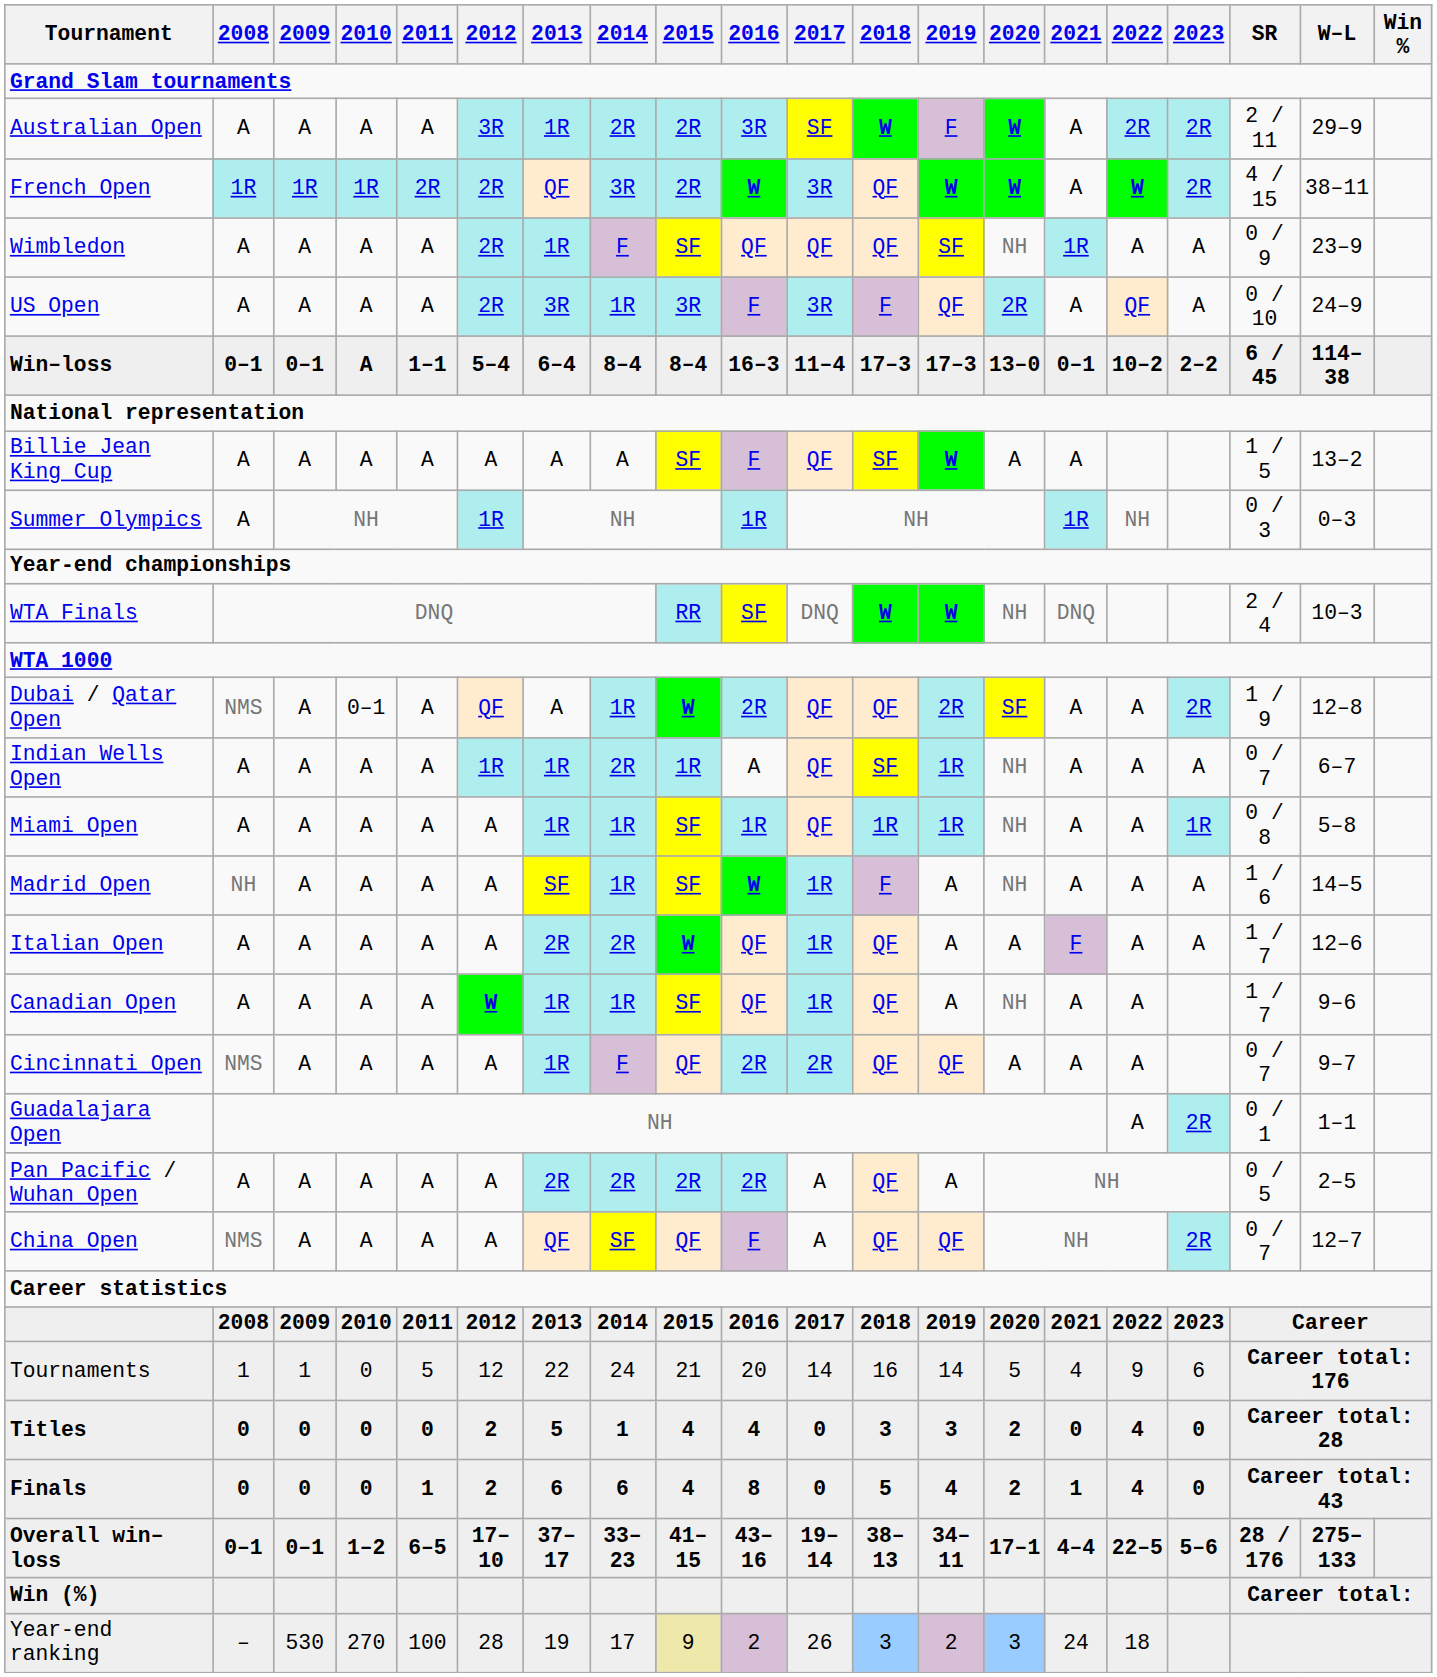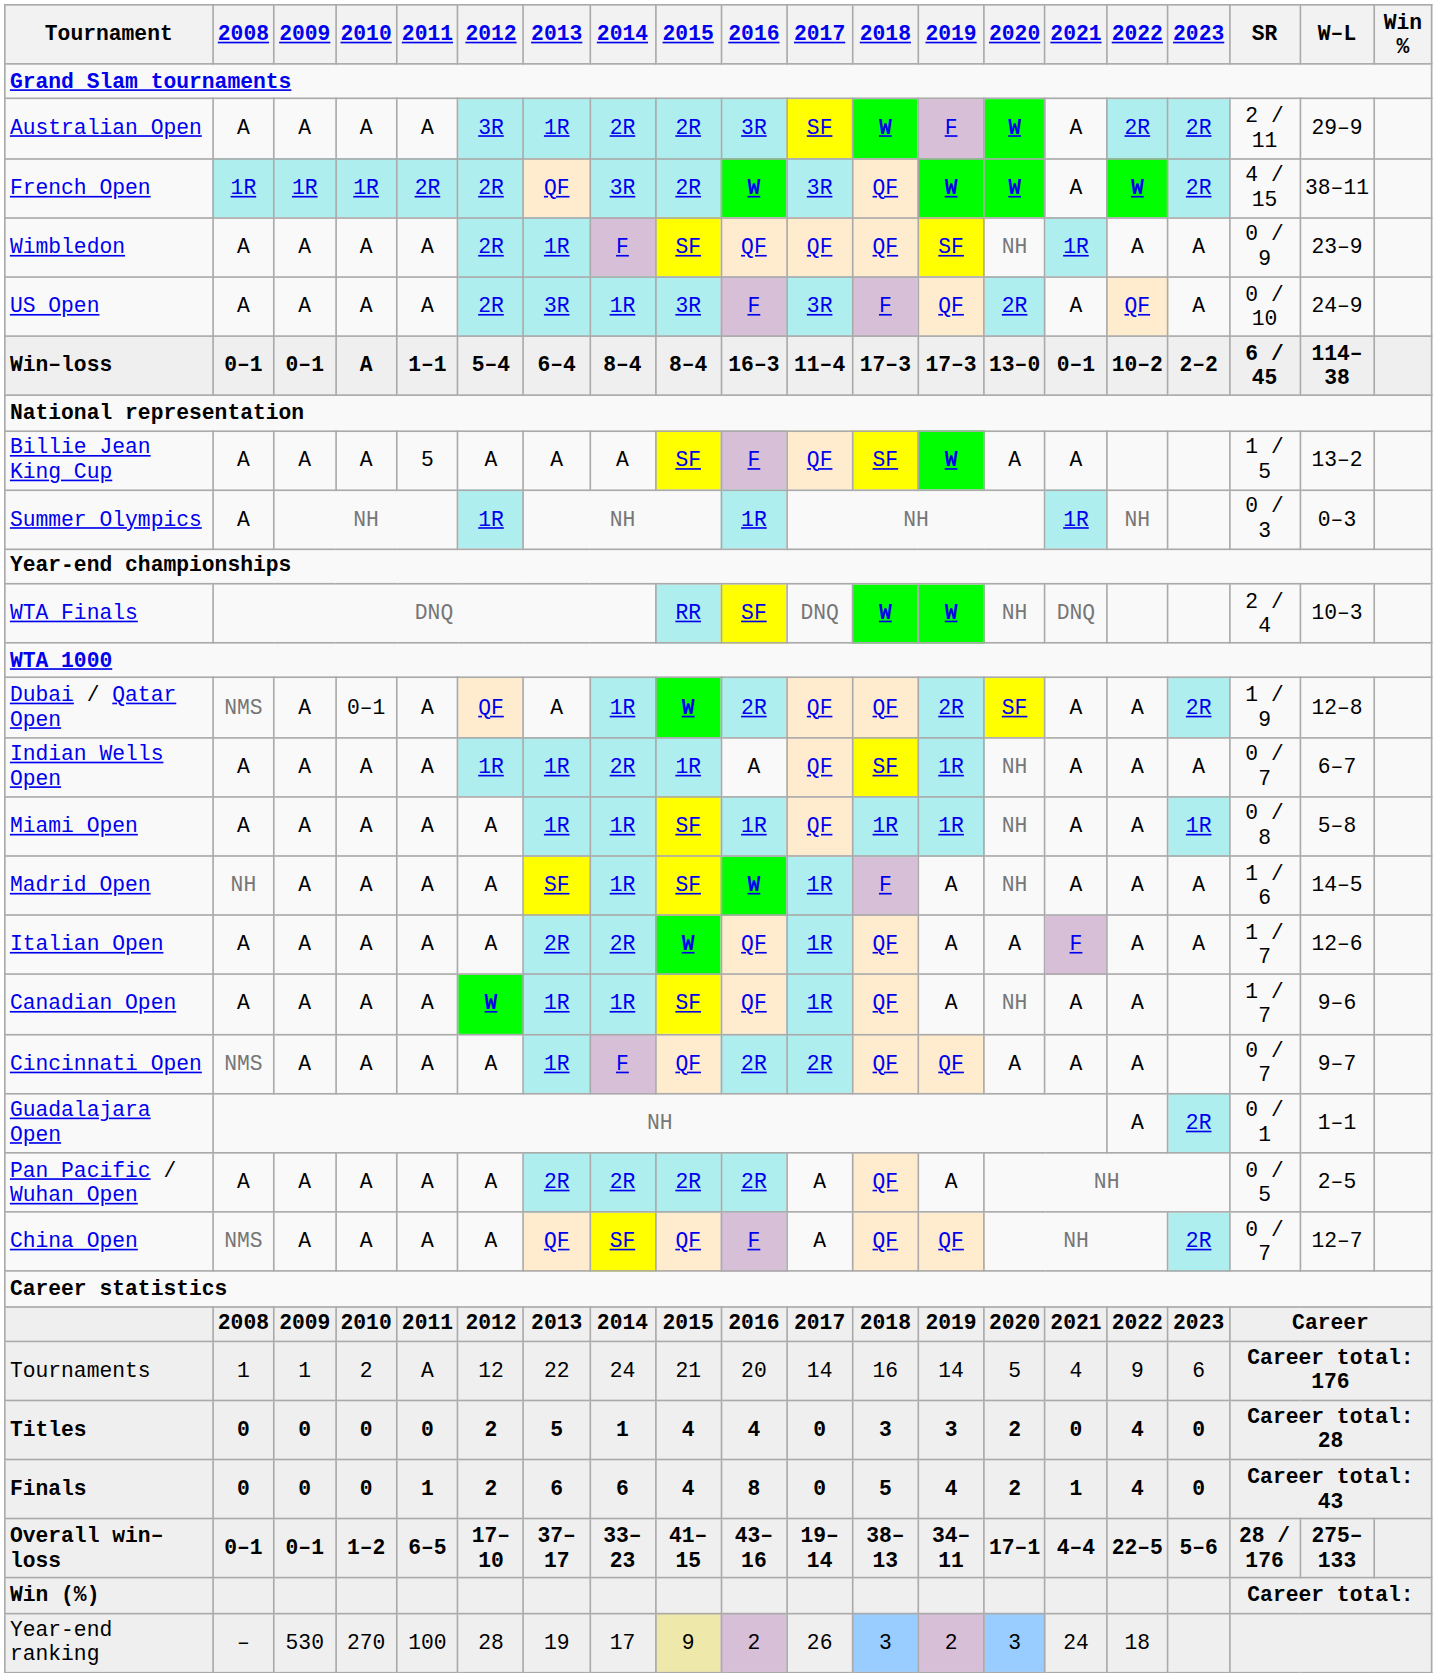(427, 460) A -> (427, 460) 5
(366, 1371) 0 -> (366, 1371) 2
(427, 1371) 5 -> (427, 1371) A
